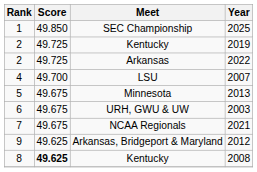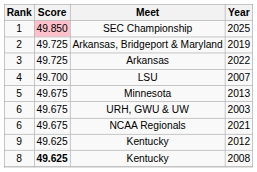(52, 28) no background -> (52, 28) pink background
(148, 45) Kentucky -> (148, 45) Arkansas, Bridgeport & Maryland
(19, 61) 2 -> (19, 61) 3
(19, 126) 7 -> (19, 126) 6
(148, 142) Arkansas, Bridgeport & Maryland -> (148, 142) Kentucky
